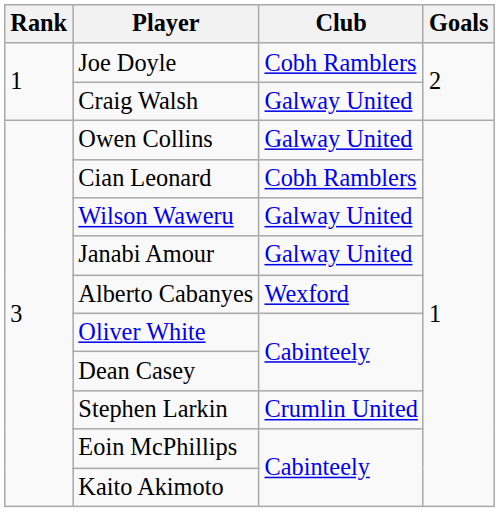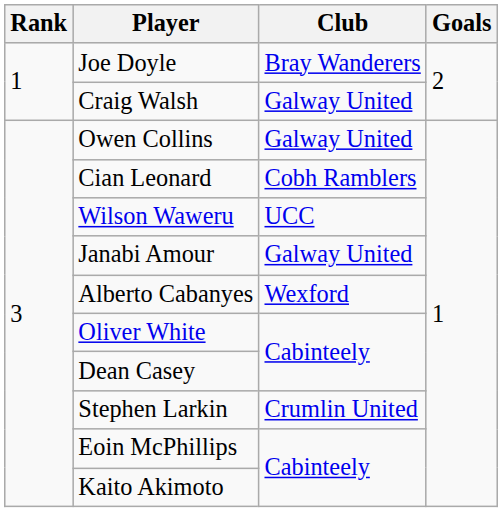(340, 62) Cobh Ramblers -> (343, 62) Bray Wanderers
(338, 216) Galway United -> (289, 216) UCC
